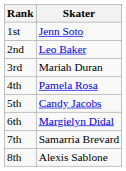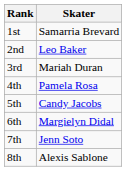(61, 31) Jenn Soto -> (79, 31) Samarria Brevard
(79, 139) Samarria Brevard -> (61, 139) Jenn Soto
